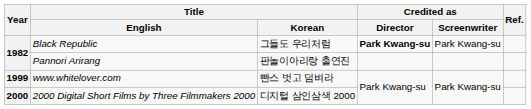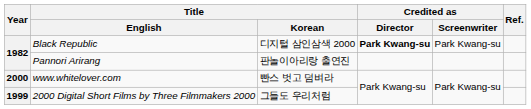(295, 43) 그들도 우리처럼 -> (307, 43) 디지털 삼인삼색 2000
(17, 78) 1999 -> (17, 78) 2000
(17, 96) 2000 -> (17, 96) 1999
(307, 95) 디지털 삼인삼색 2000 -> (295, 95) 그들도 우리처럼
